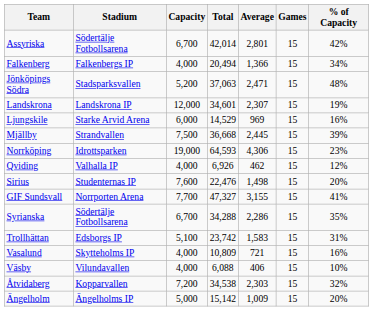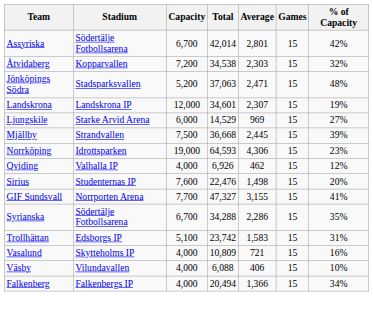rows swapped: (28, 64) <-> (28, 283)
(339, 120) 16% -> (339, 120) 27%
- row: (28, 298)
